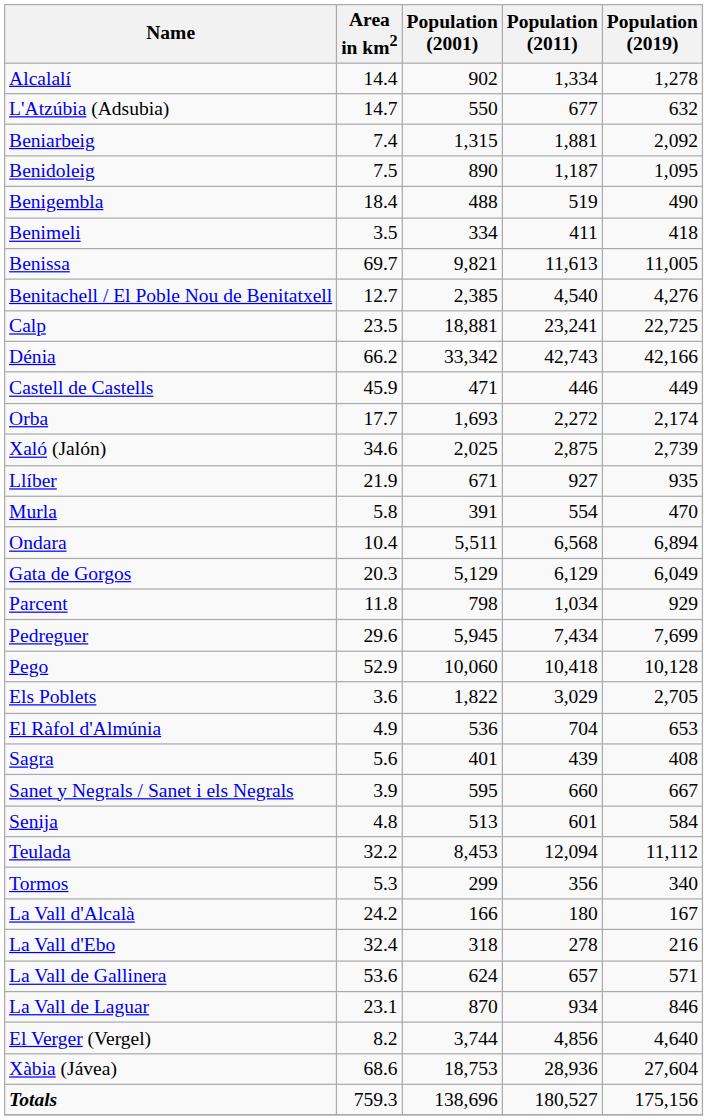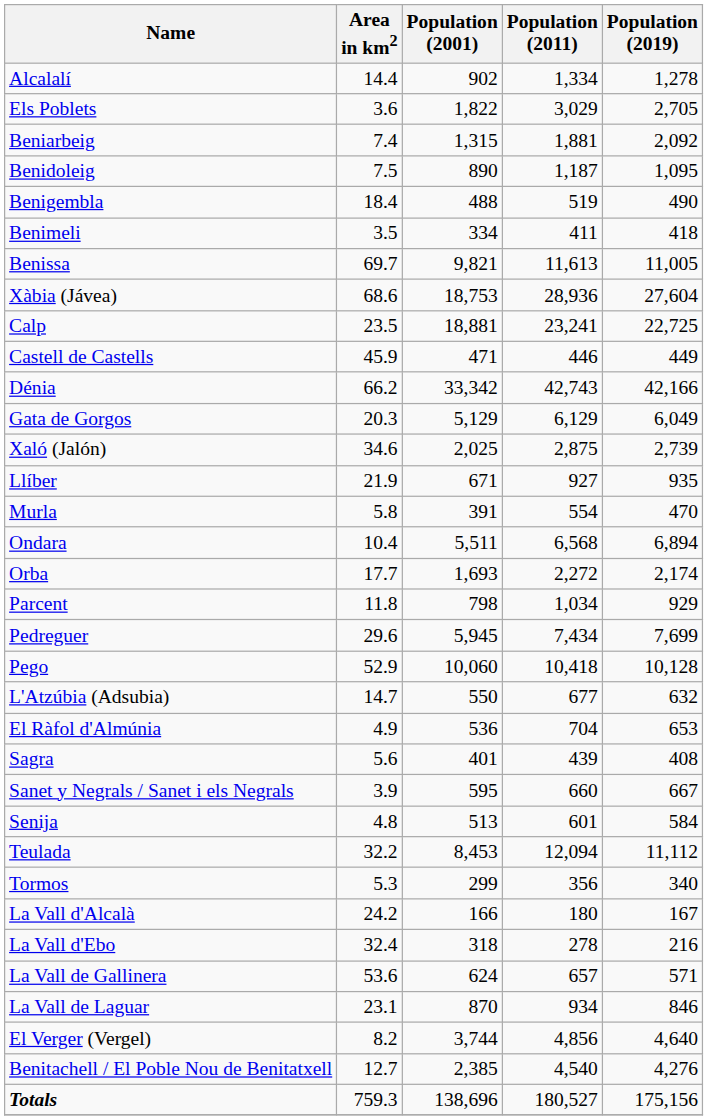rows swapped: (89, 109) <-> (53, 697)
rows swapped: (171, 294) <-> (63, 1068)
rows swapped: (81, 387) <-> (32, 356)
rows swapped: (70, 573) <-> (29, 418)
